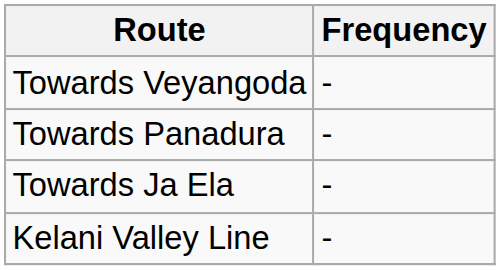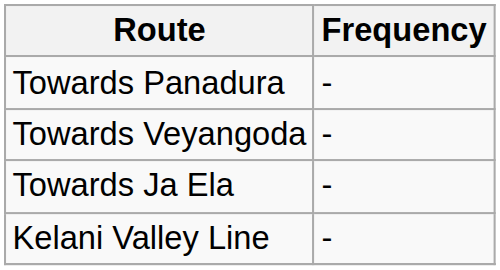rows swapped: (149, 133) <-> (160, 82)
